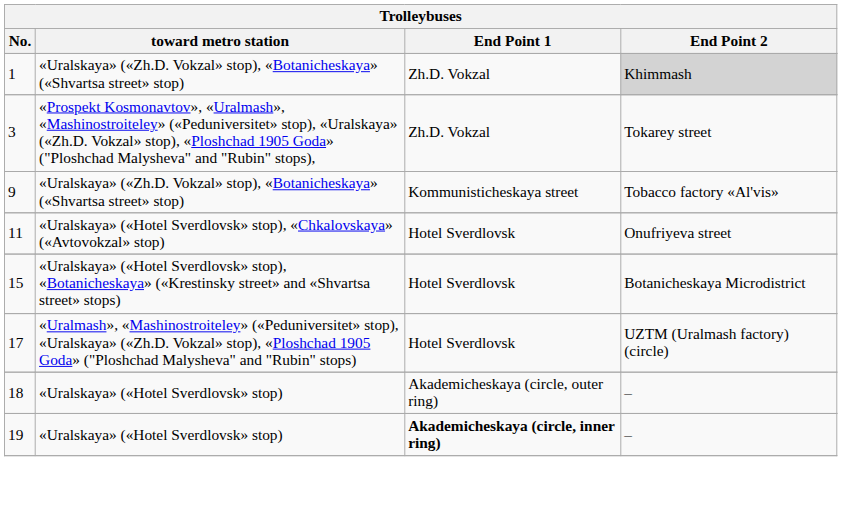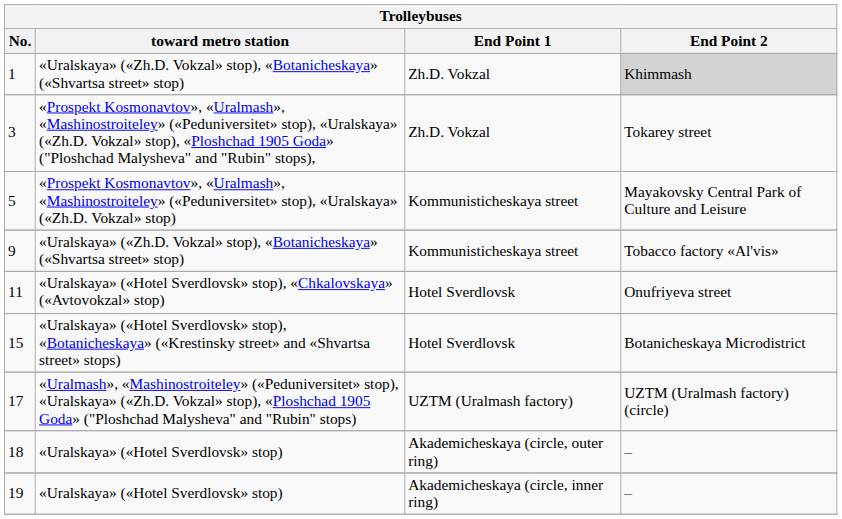+ row: (12, 200)
(462, 342) Hotel Sverdlovsk -> (491, 401) UZTM (Uralmash factory)
(511, 434) bold -> (506, 493) normal
